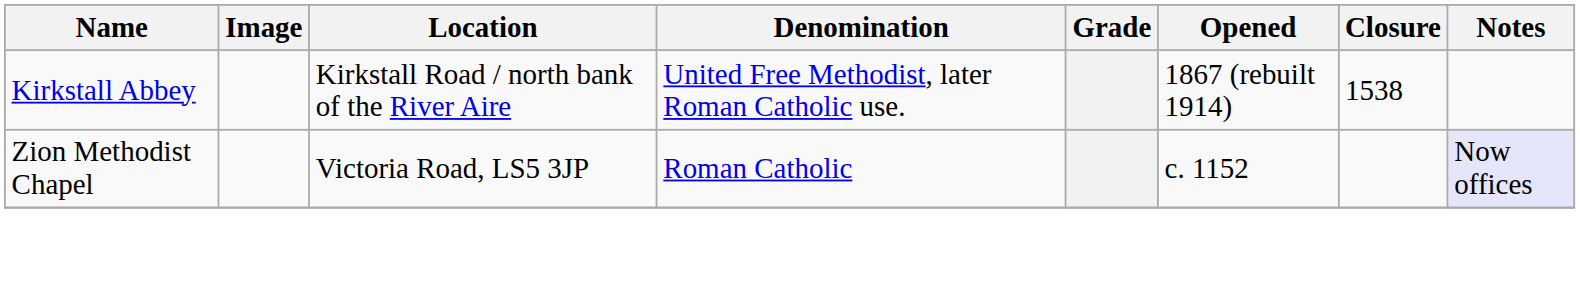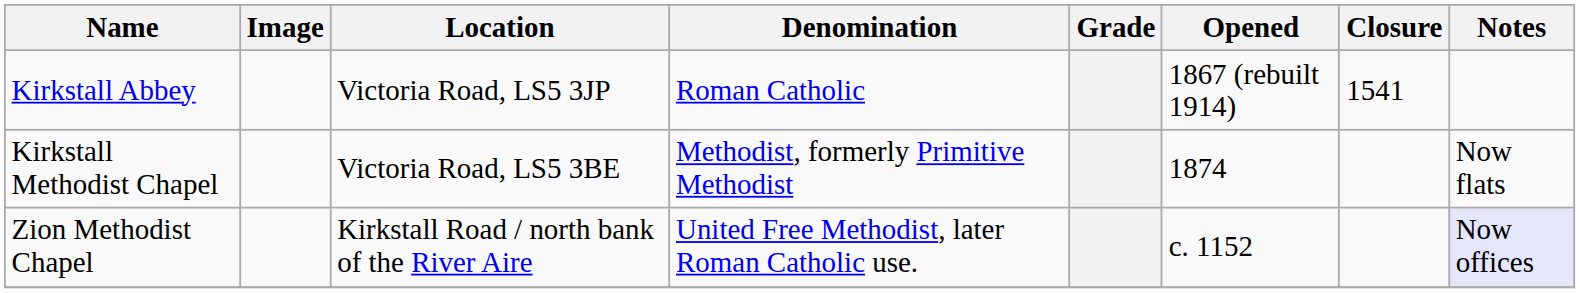(474, 89) Kirkstall Road / north bank of the River Aire -> (474, 89) Victoria Road, LS5 3JP
(827, 89) United Free Methodist, later Roman Catholic use. -> (770, 89) Roman Catholic
(1374, 89) 1538 -> (1375, 89) 1541
+ row: (115, 168)
(452, 168) Victoria Road, LS5 3JP -> (496, 246) Kirkstall Road / north bank of the River Aire
(758, 168) Roman Catholic -> (840, 246) United Free Methodist, later Roman Catholic use.
